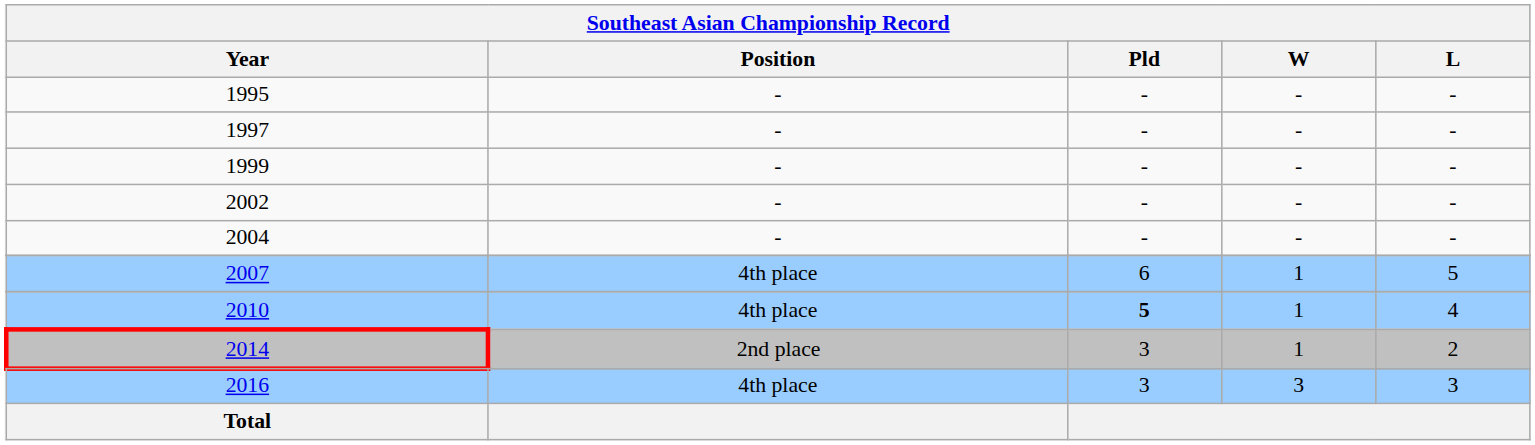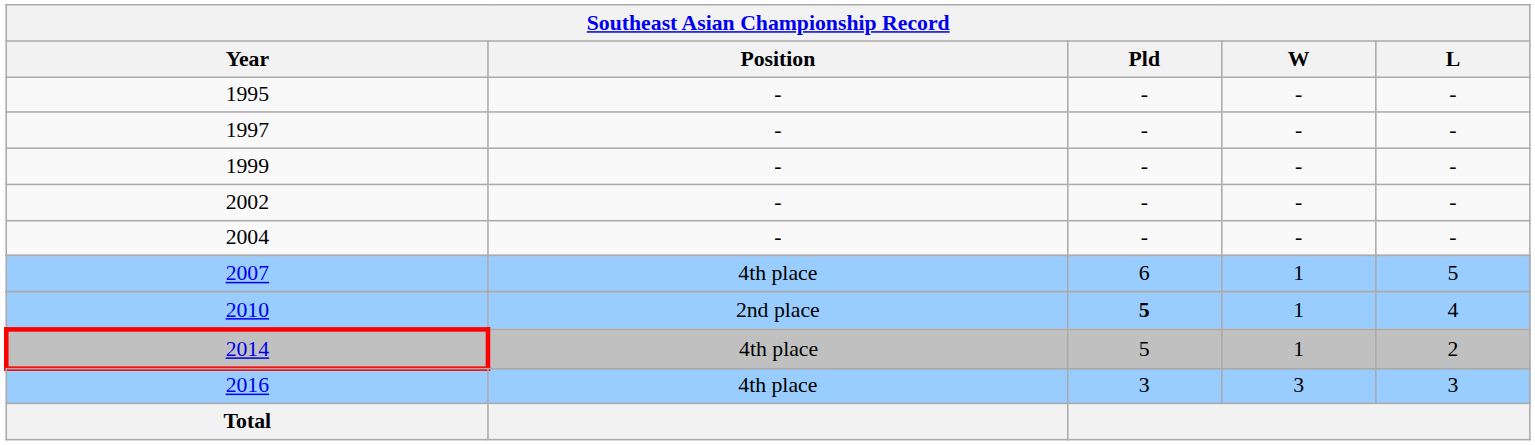(778, 310) 4th place -> (778, 310) 2nd place
(779, 348) 2nd place -> (779, 348) 4th place
(1144, 348) 3 -> (1144, 348) 5
